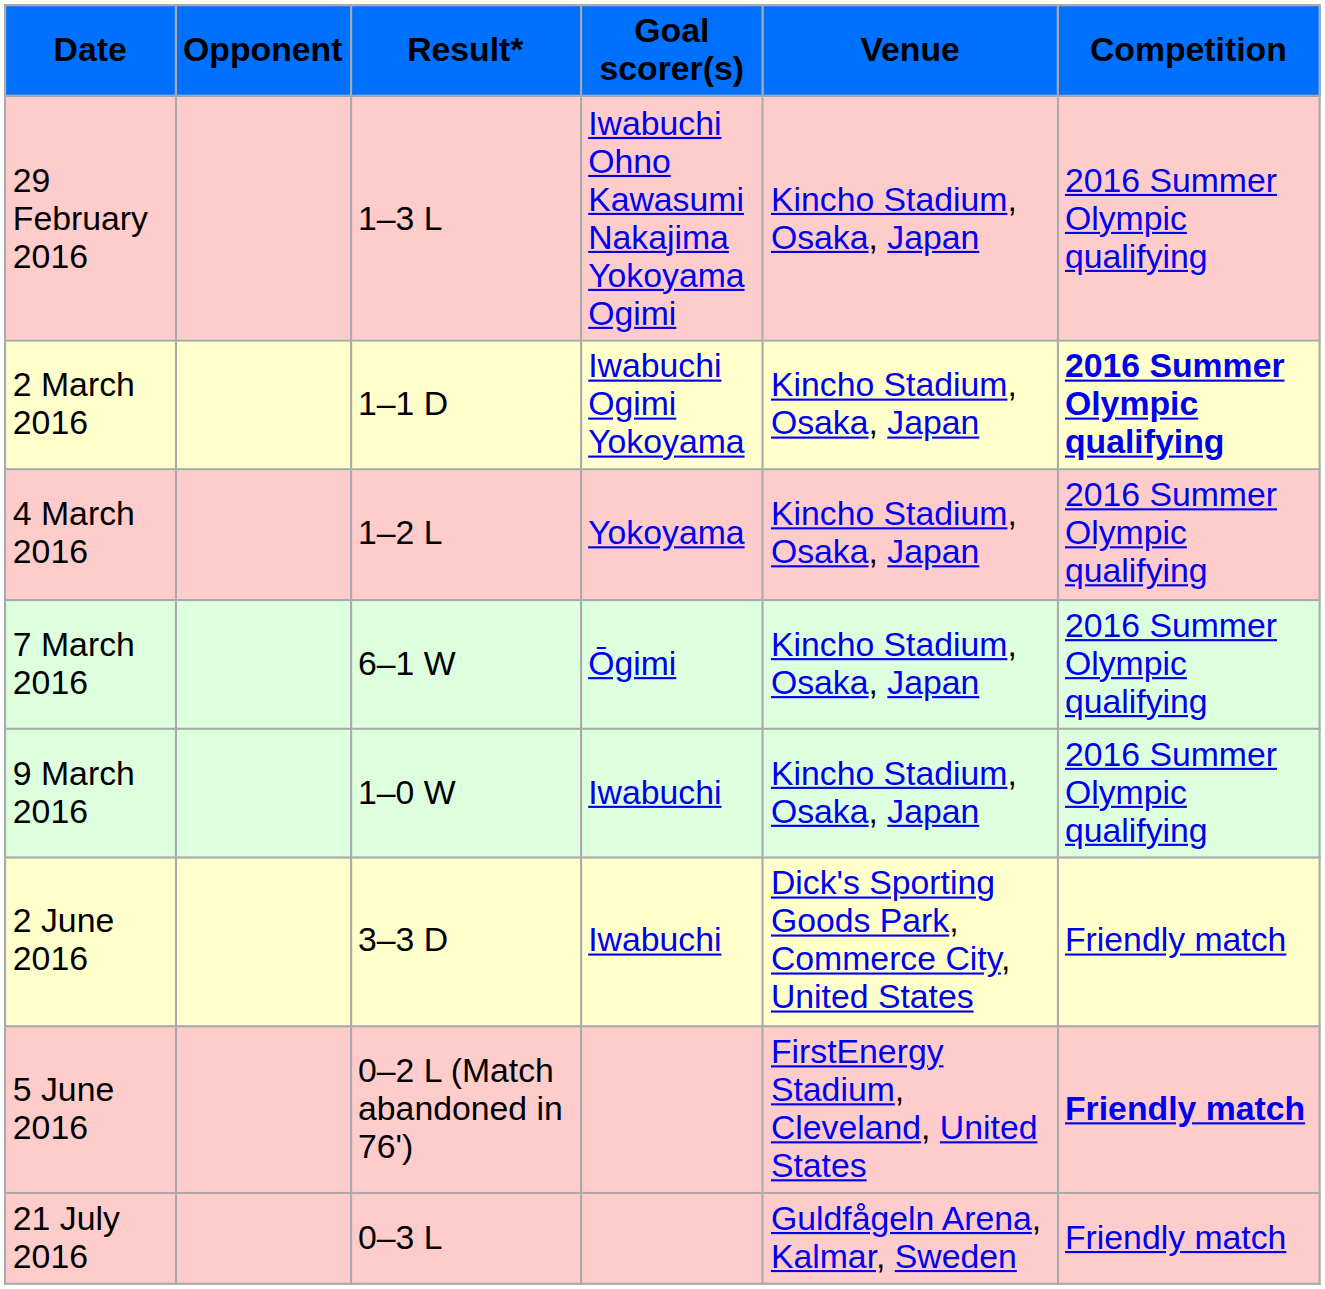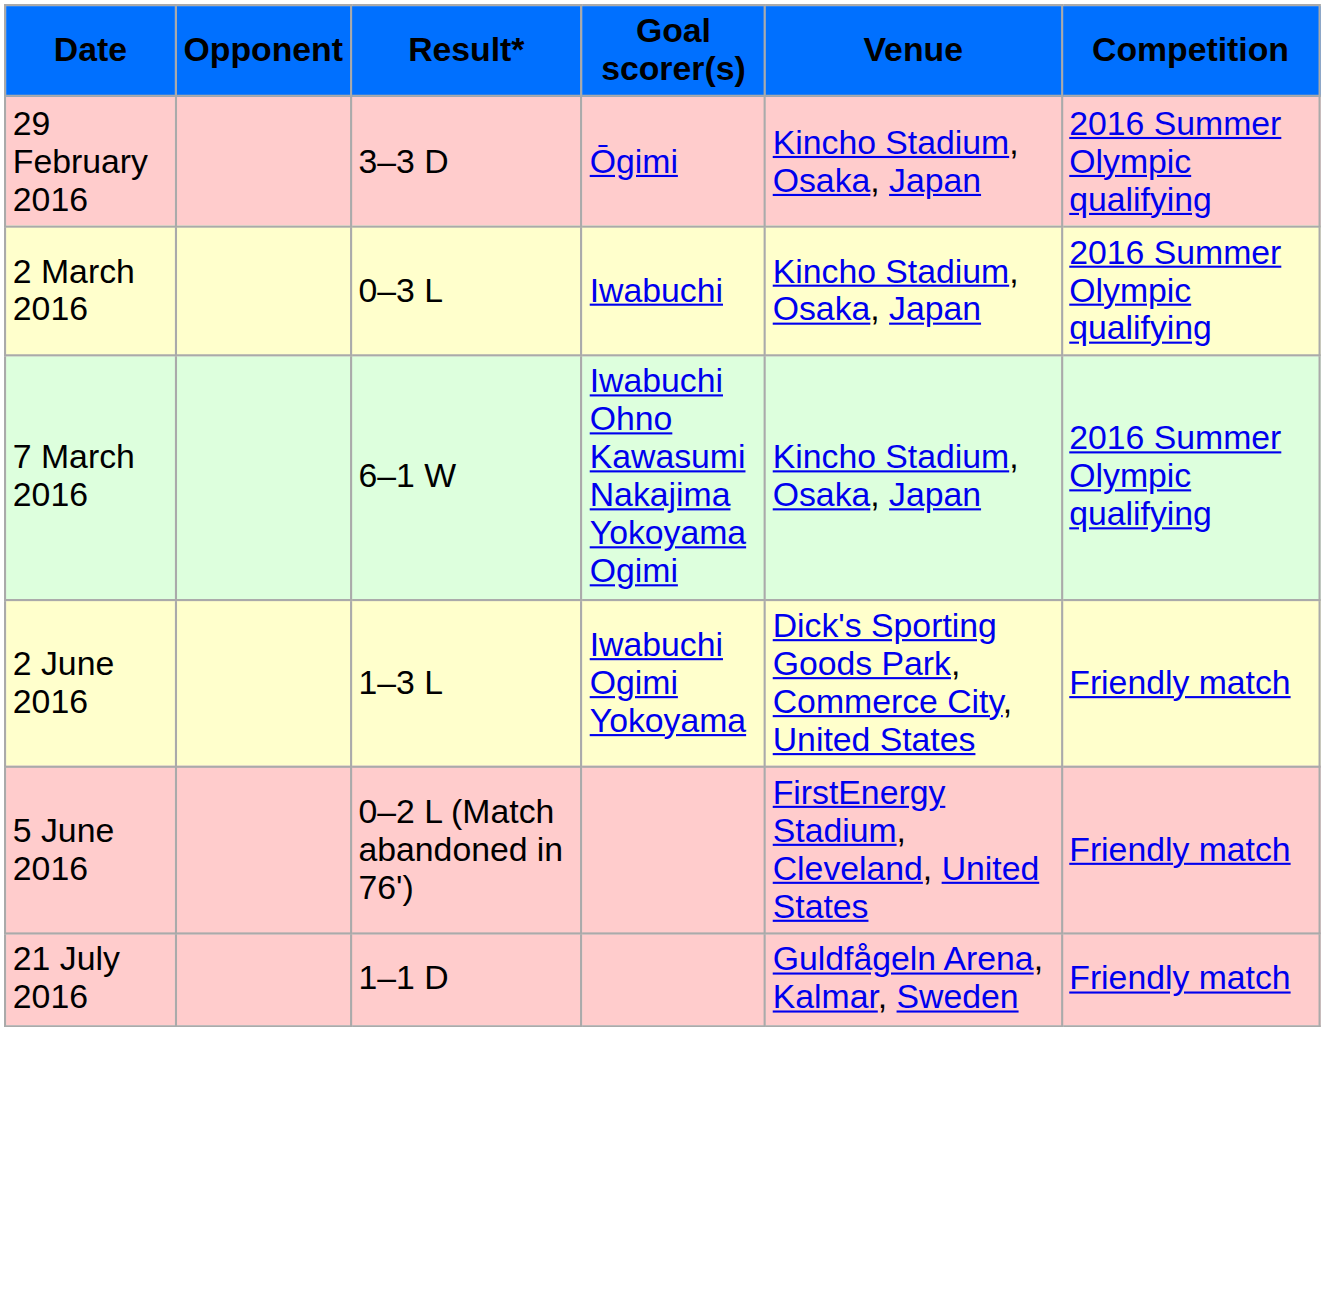(400, 217) 1–3 L -> (404, 160) 3–3 D
(666, 217) Iwabuchi Ohno Kawasumi Nakajima Yokoyama Ogimi -> (634, 160) Ōgimi
(403, 404) 1–1 D -> (401, 290) 0–3 L
(666, 404) Iwabuchi Ogimi Yokoyama -> (656, 290) Iwabuchi
(1175, 404) bold -> (1175, 290) normal
- row: (74, 533)
(632, 663) Ōgimi -> (668, 476) Iwabuchi Ohno Kawasumi Nakajima Yokoyama Ogimi
- row: (74, 792)
(403, 941) 3–3 D -> (401, 682) 1–3 L
(655, 941) Iwabuchi -> (668, 682) Iwabuchi Ogimi Yokoyama
(1185, 1108) bold -> (1180, 849) normal
(400, 1238) 0–3 L -> (404, 979) 1–1 D
